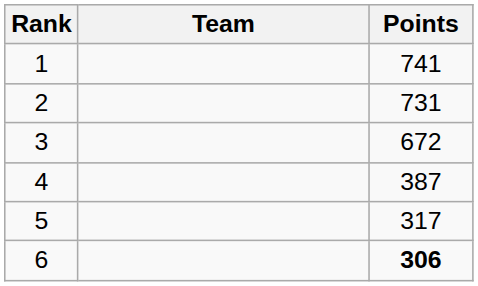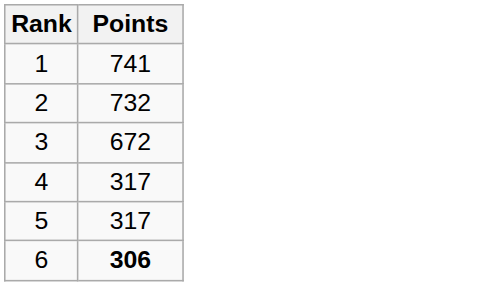- column: (223, 24)
(421, 102) 731 -> (130, 102) 732
(421, 181) 387 -> (130, 181) 317
